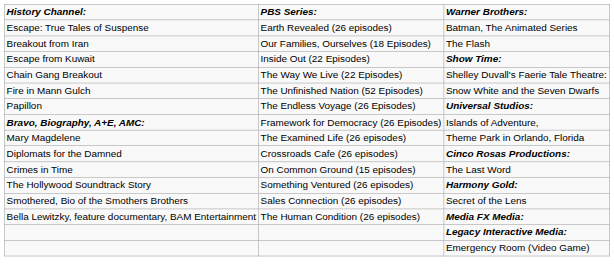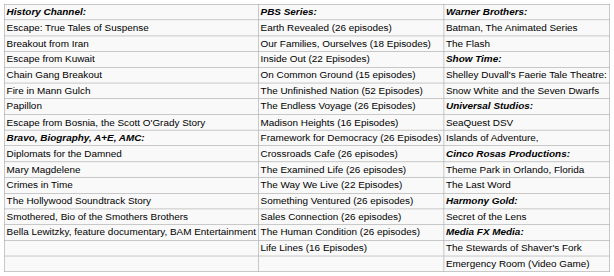(331, 75) The Way We Live (22 Episodes) -> (338, 75) On Common Ground (15 episodes)
+ row: (480, 122)
rows swapped: (515, 138) <-> (508, 153)
(338, 169) On Common Ground (15 episodes) -> (331, 185) The Way We Live (22 Episodes)
+ row: (514, 248)
- row: (506, 232)
